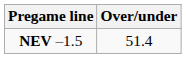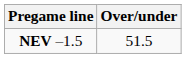(139, 41) 51.4 -> (139, 41) 51.5
